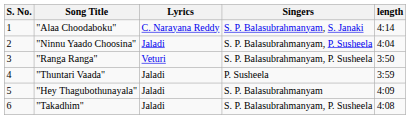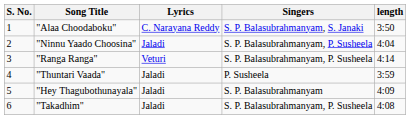(386, 28) 4:14 -> (386, 28) 3:50
(386, 59) 3:50 -> (386, 59) 4:14
